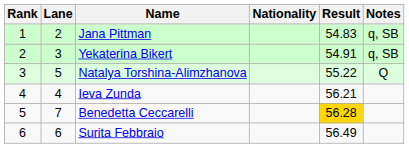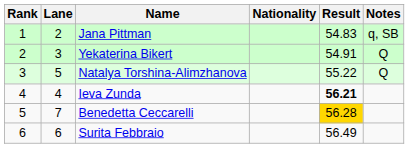(383, 53) q, SB -> (383, 53) Q
(341, 93) normal -> (341, 93) bold
